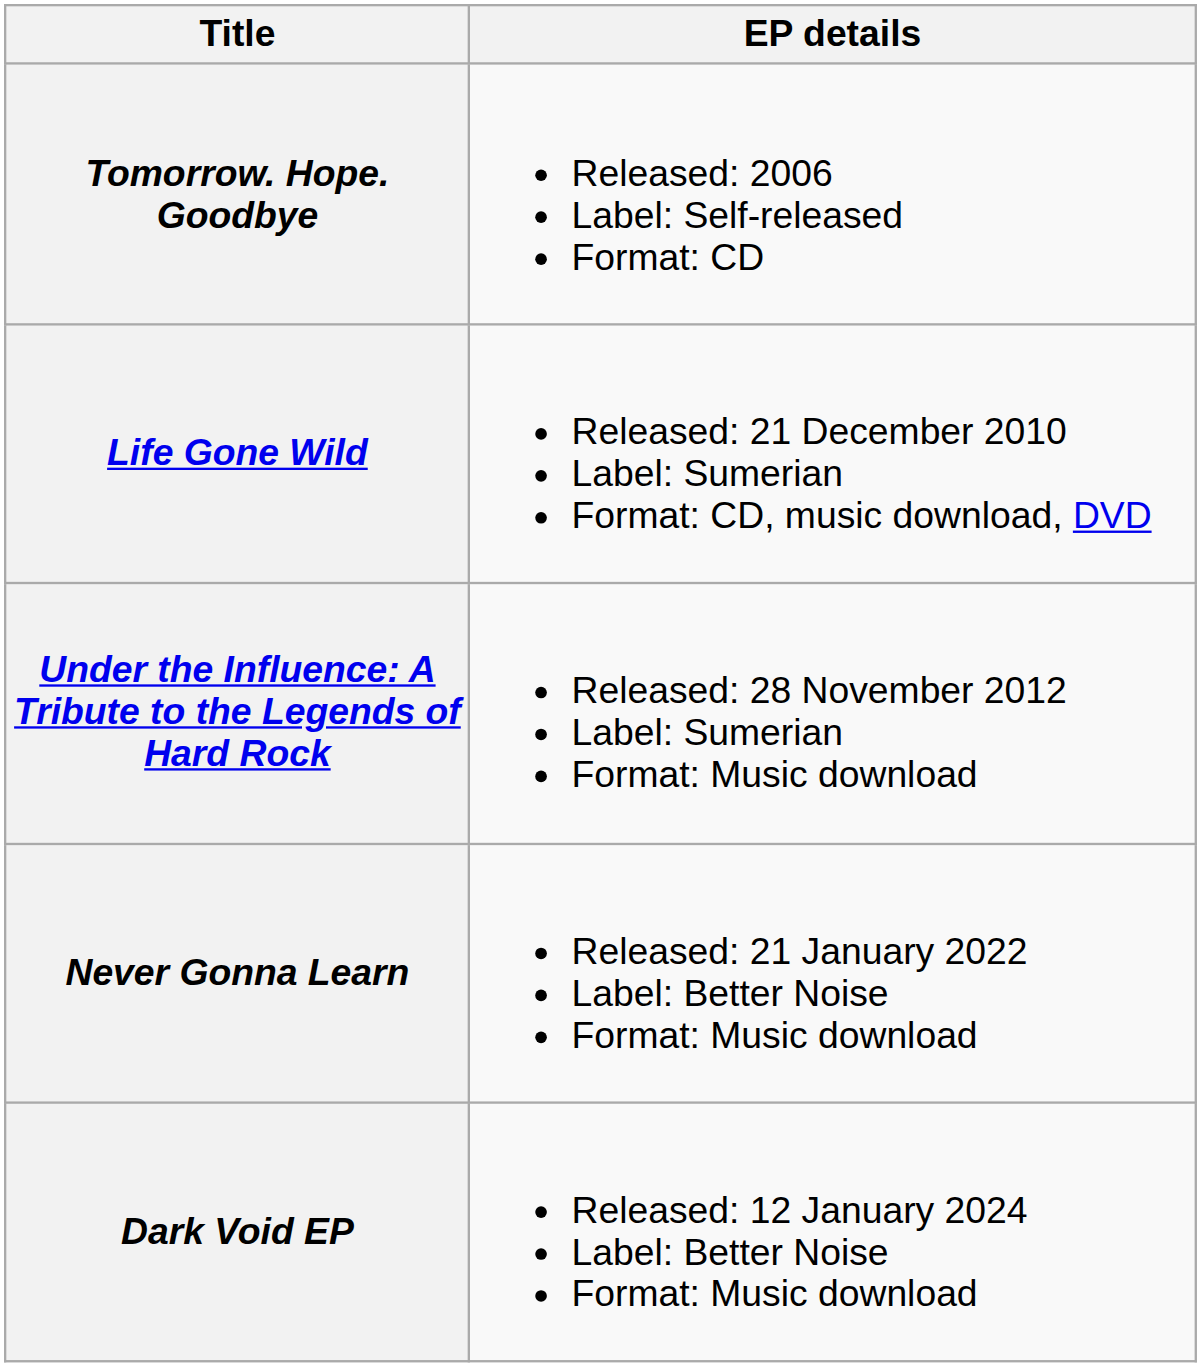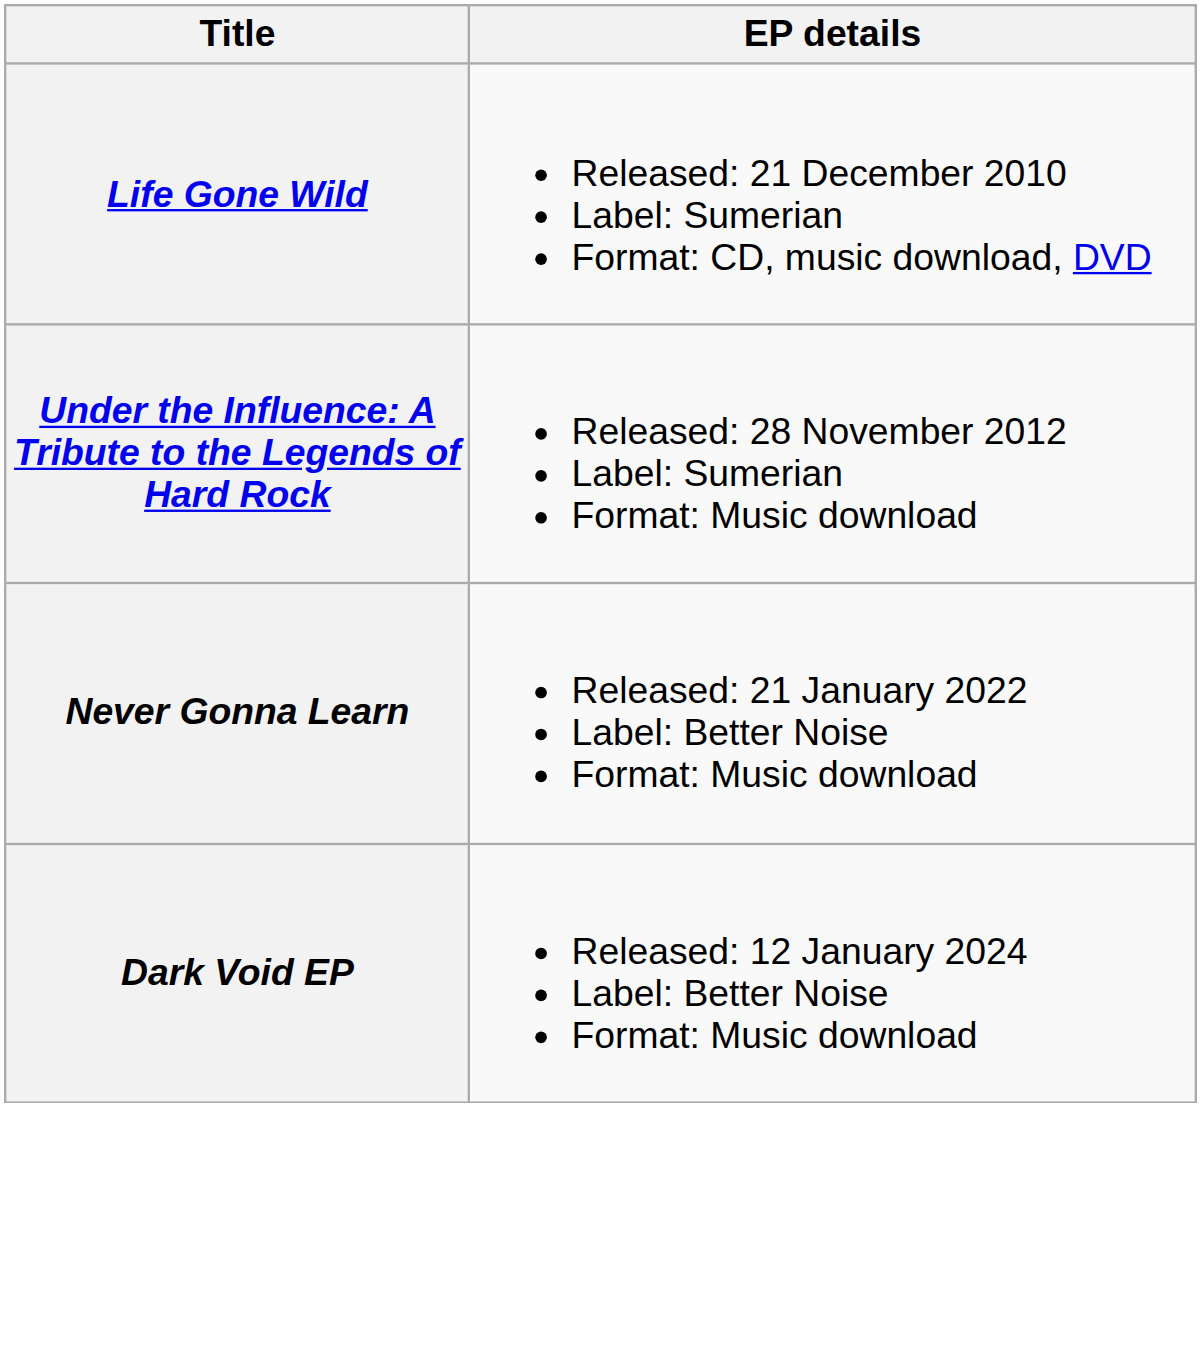- row: (237, 193)
